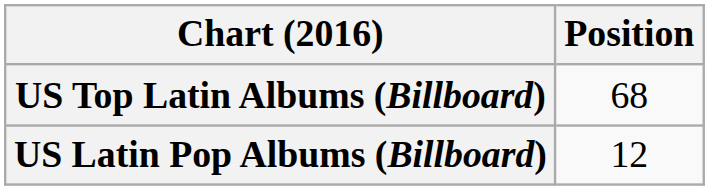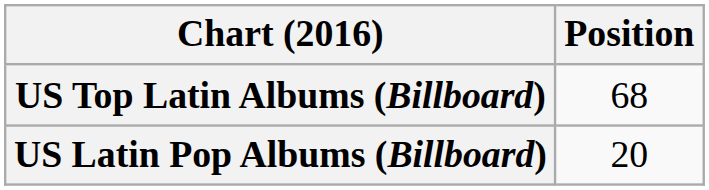(629, 154) 12 -> (629, 154) 20
